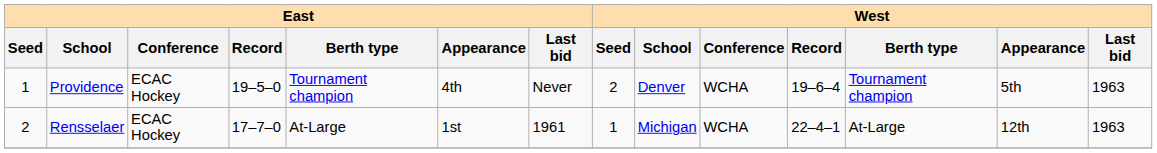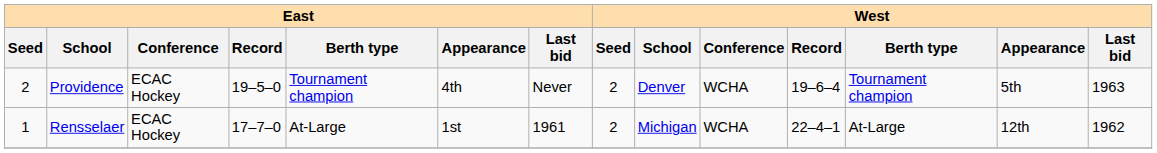(25, 87) 1 -> (25, 87) 2
(25, 127) 2 -> (25, 127) 1
(613, 127) 1 -> (613, 127) 2
(1108, 127) 1963 -> (1108, 127) 1962
